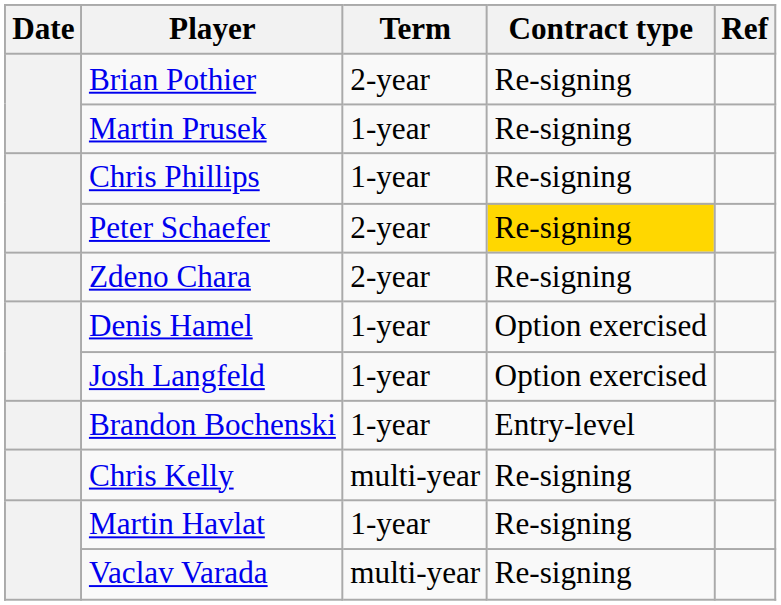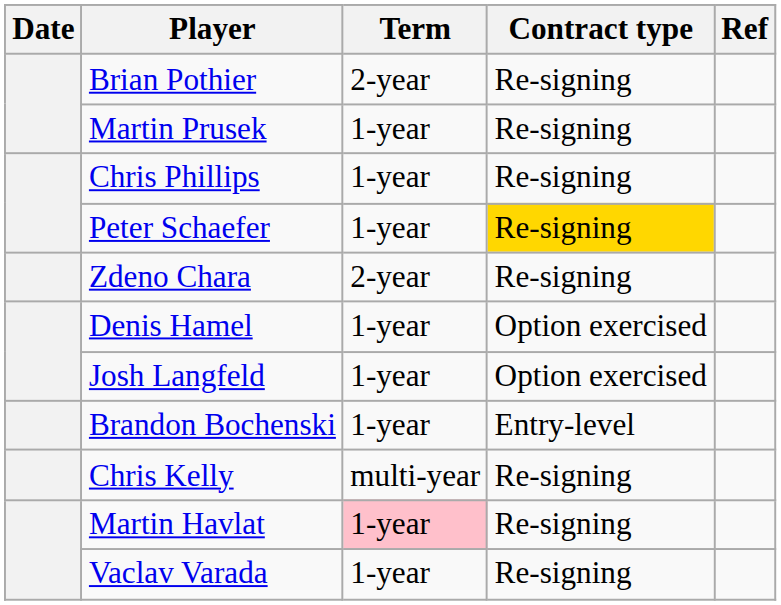(390, 227) 2-year -> (390, 227) 1-year
(390, 524) no background -> (390, 524) pink background
(415, 573) multi-year -> (390, 573) 1-year
